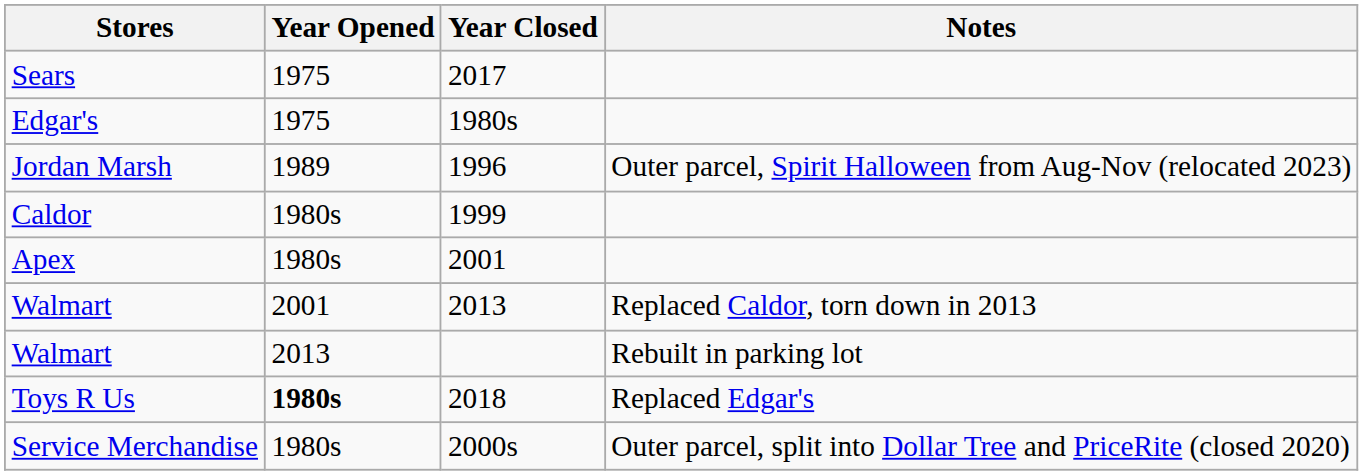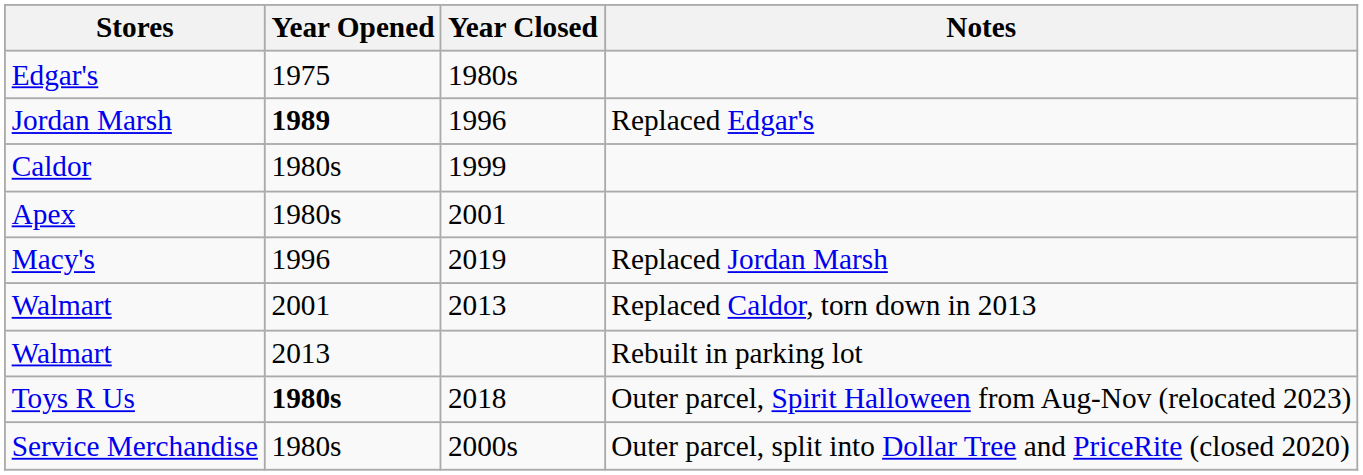- row: (43, 74)
(301, 167) normal -> (301, 120) bold
(981, 167) Outer parcel, Spirit Halloween from Aug-Nov (relocated 2023) -> (713, 120) Replaced Edgar's
+ row: (53, 259)
(713, 399) Replaced Edgar's -> (981, 399) Outer parcel, Spirit Halloween from Aug-Nov (relocated 2023)
